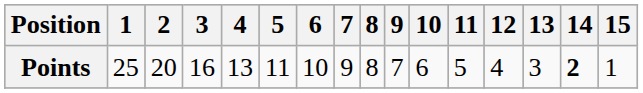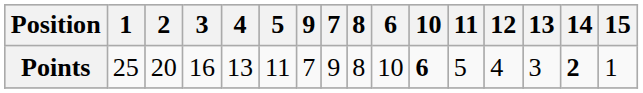columns swapped: (315, 25) <-> (397, 25)
(422, 66) normal -> (422, 66) bold
